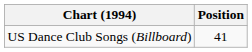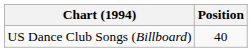(221, 36) 41 -> (221, 36) 40
